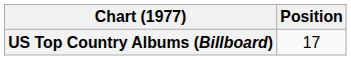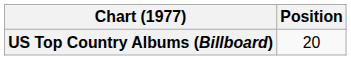(312, 42) 17 -> (312, 42) 20
